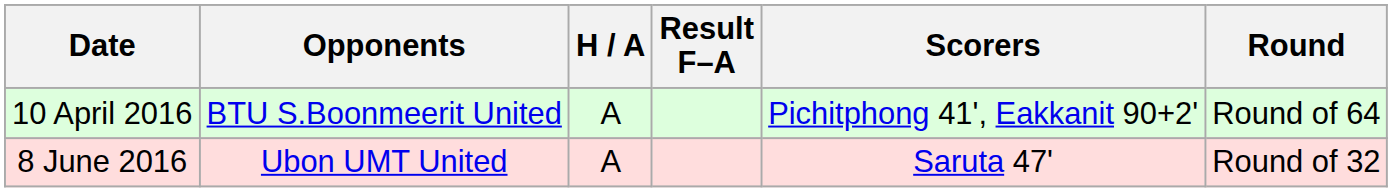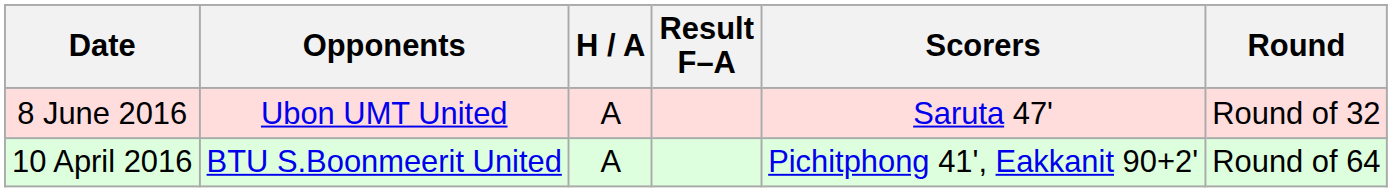rows swapped: (102, 112) <-> (102, 161)
